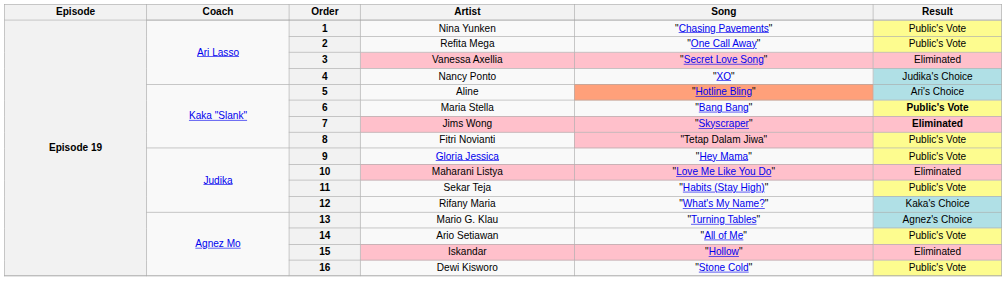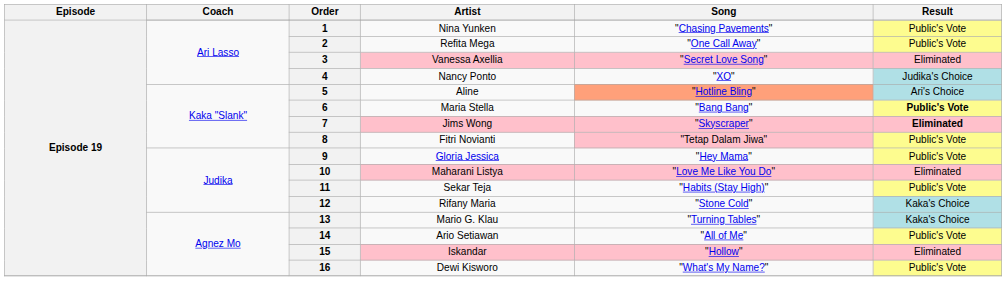(724, 204) "What's My Name?" -> (724, 204) "Stone Cold"
(937, 220) Agnez's Choice -> (937, 220) Kaka's Choice
(724, 268) "Stone Cold" -> (724, 268) "What's My Name?"
